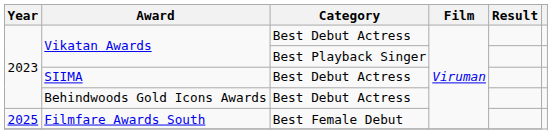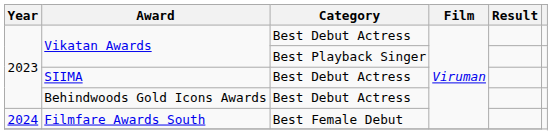(23, 119) 2025 -> (23, 119) 2024
